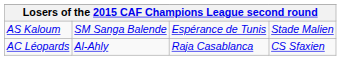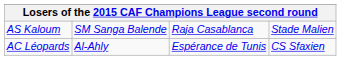(219, 30) Espérance de Tunis -> (212, 30) Raja Casablanca
(212, 47) Raja Casablanca -> (219, 47) Espérance de Tunis
